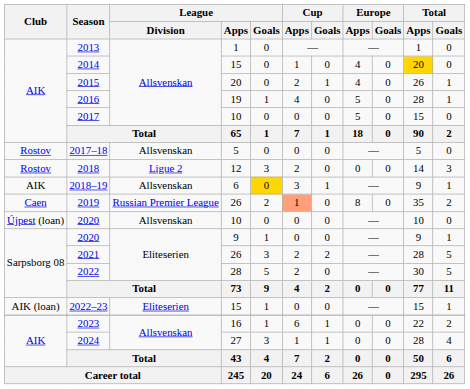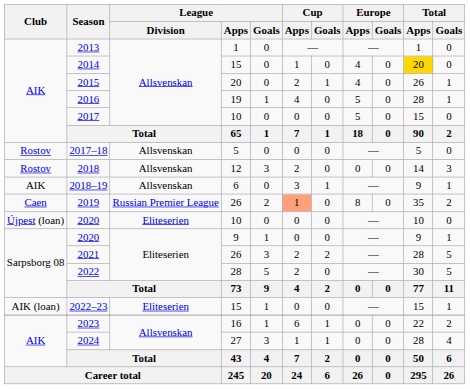(166, 168) Ligue 2 -> (166, 168) Allsvenskan
(266, 185) gold background -> (266, 185) no background
(166, 220) Allsvenskan -> (166, 220) Eliteserien
